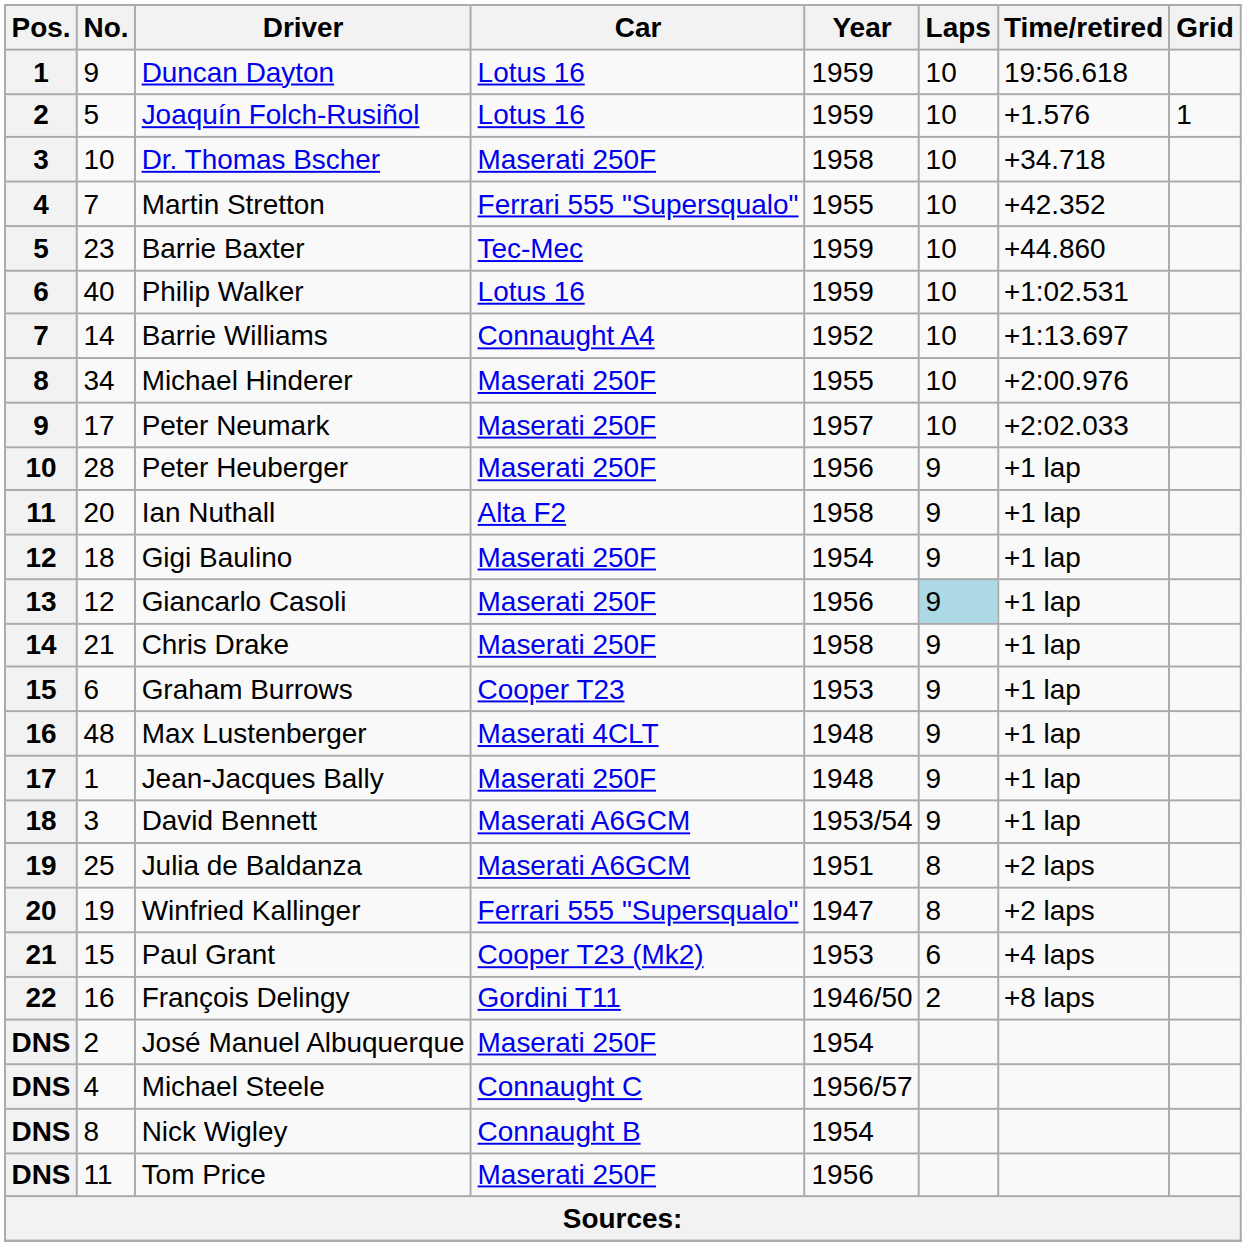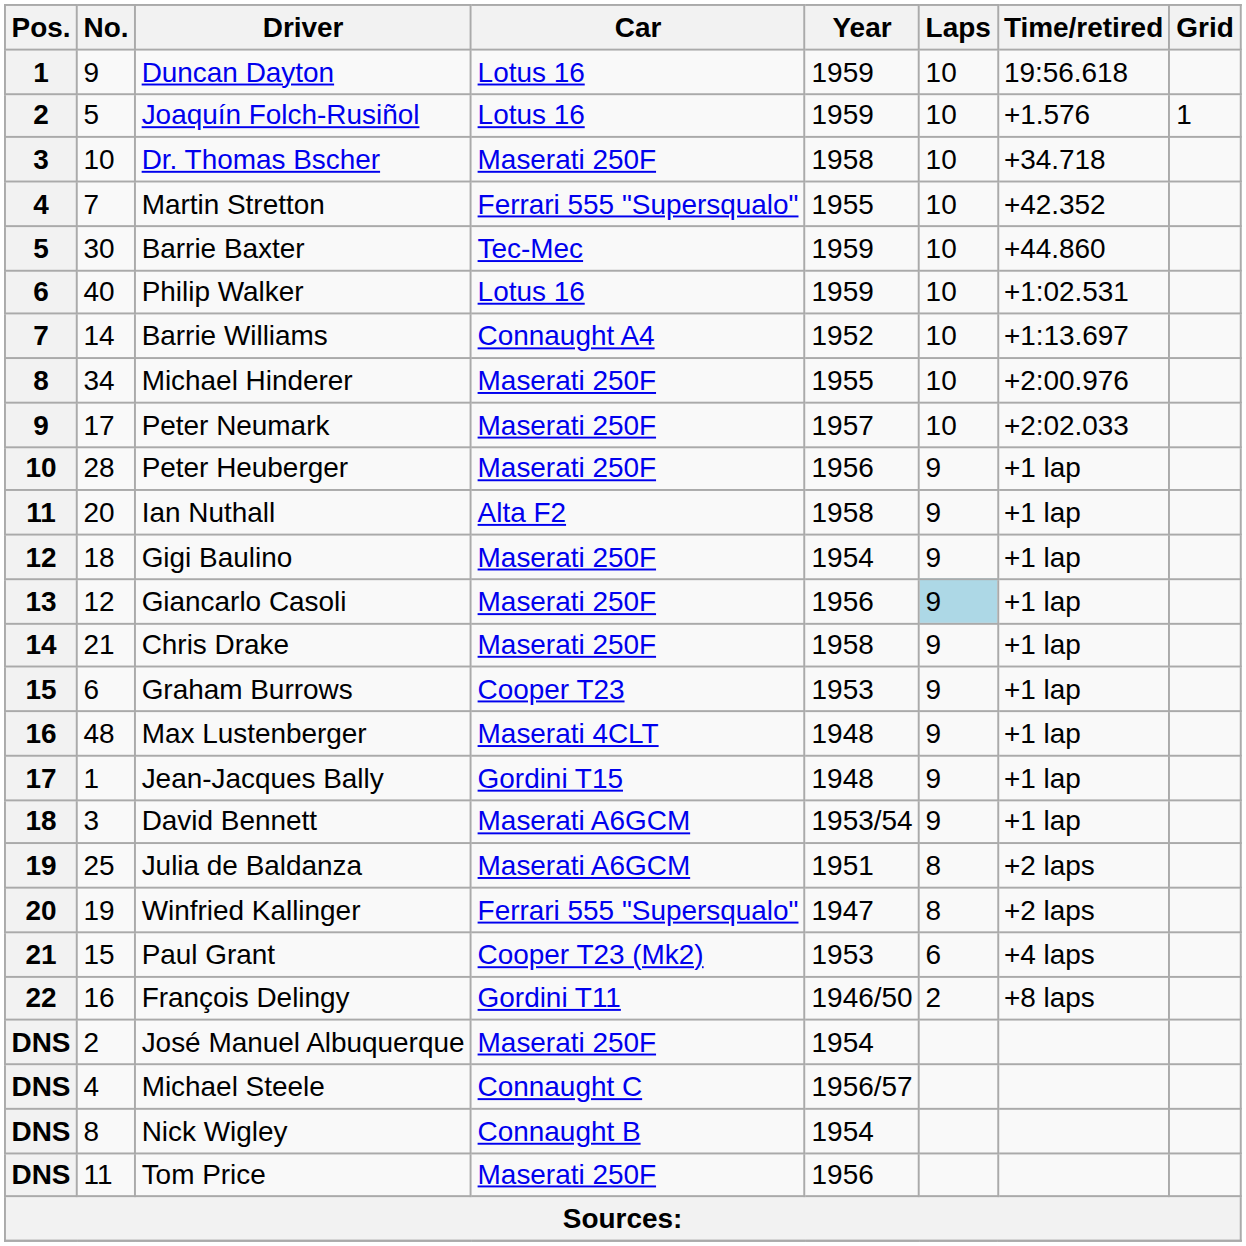(99, 248) 23 -> (99, 248) 30
(567, 778) Maserati 250F -> (550, 778) Gordini T15
